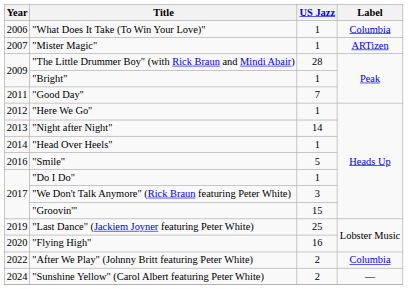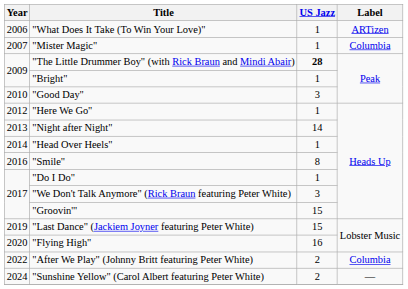(370, 29) Columbia -> (370, 29) ARTizen
(370, 45) ARTizen -> (370, 45) Columbia
(317, 62) normal -> (317, 62) bold
(17, 95) 2011 -> (17, 95) 2010
(317, 95) 7 -> (317, 95) 3
(317, 161) 5 -> (317, 161) 8
(317, 227) 25 -> (317, 227) 15
